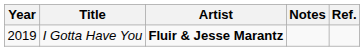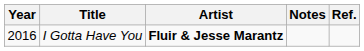(22, 35) 2019 -> (22, 35) 2016
